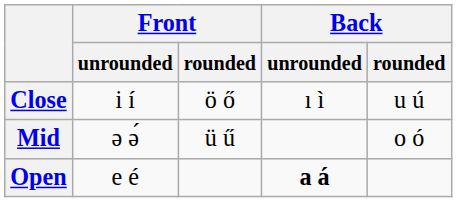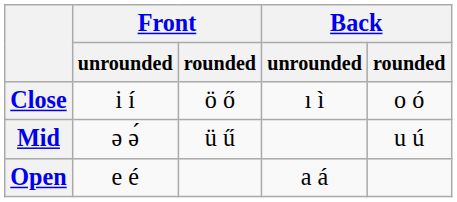(409, 100) u ú -> (409, 100) o ó
(409, 138) o ó -> (409, 138) u ú
(315, 176) bold -> (315, 176) normal
